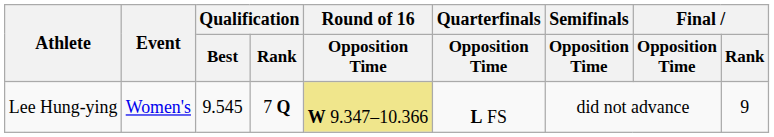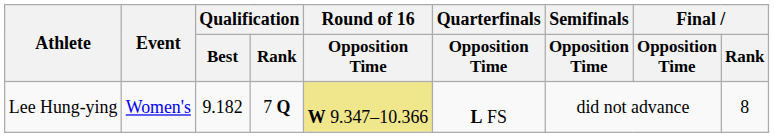(223, 107) 9.545 -> (223, 107) 9.182
(745, 107) 9 -> (745, 107) 8
